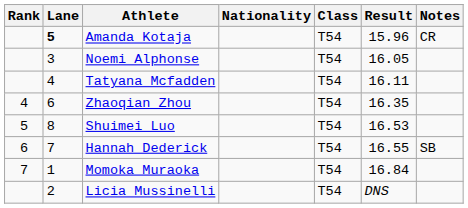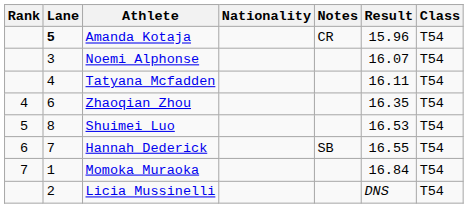columns swapped: (338, 16) <-> (440, 16)
(389, 60) 16.05 -> (389, 60) 16.07
